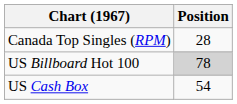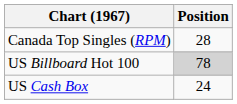(203, 87) 54 -> (203, 87) 24
